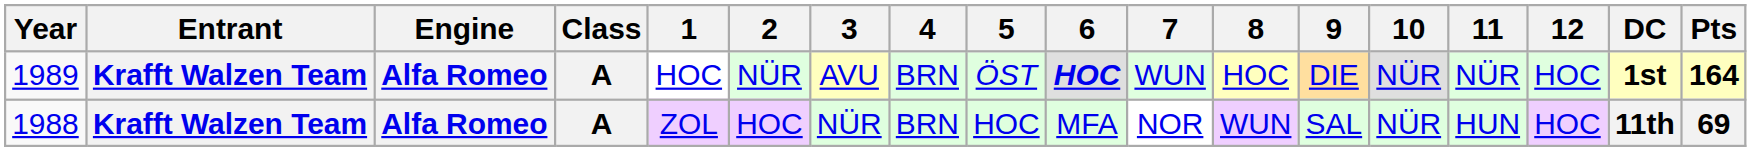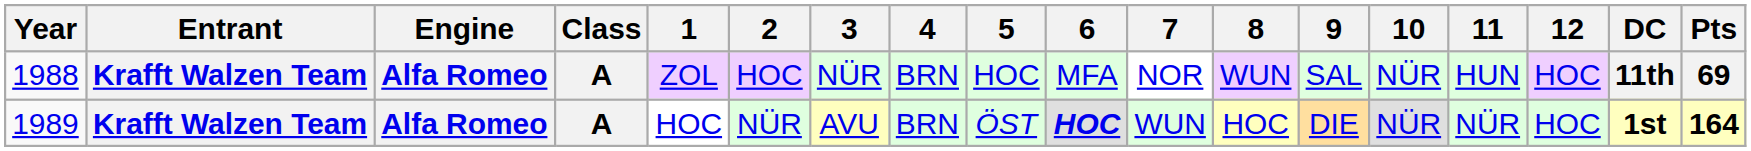rows swapped: (45, 123) <-> (45, 75)
